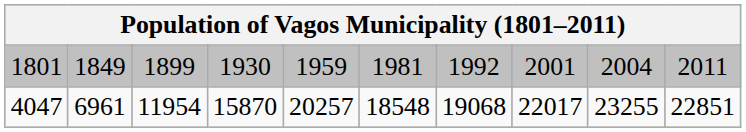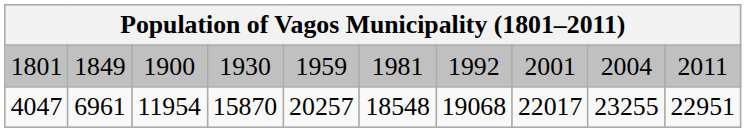(169, 65) 1899 -> (169, 65) 1900
(703, 106) 22851 -> (703, 106) 22951
